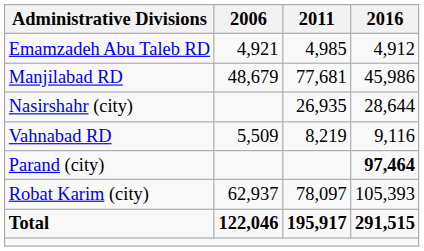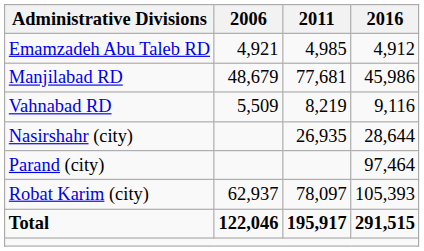rows swapped: (60, 135) <-> (71, 106)
(390, 164) bold -> (390, 164) normal
